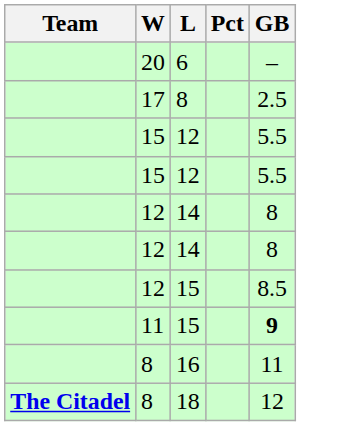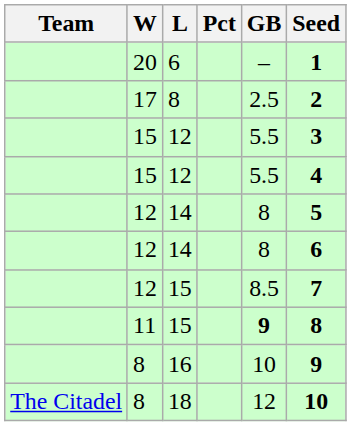+ column: (316, 23)
(272, 363) 11 -> (264, 363) 10
(70, 401) bold -> (66, 401) normal
